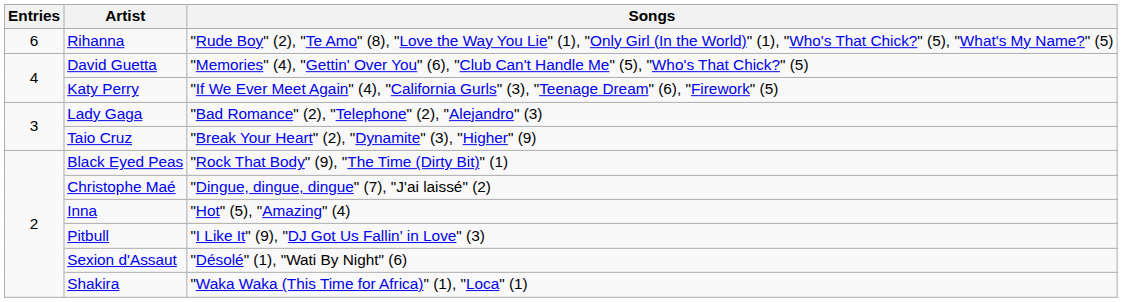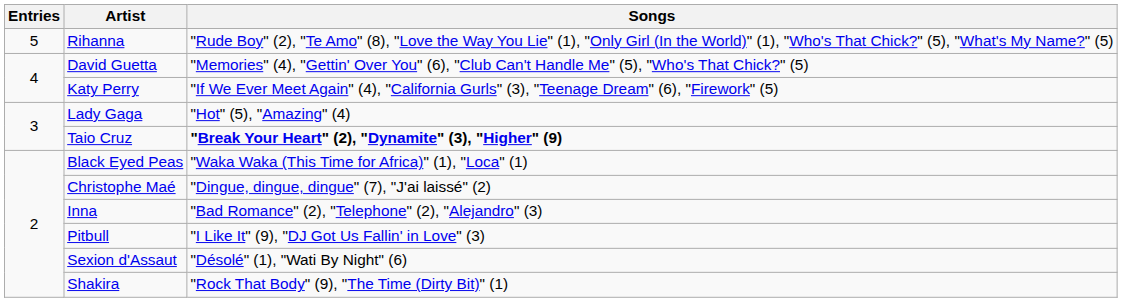(34, 41) 6 -> (34, 41) 5
(366, 114) "Bad Romance" (2), "Telephone" (2), "Alejandro" (3) -> (270, 114) "Hot" (5), "Amazing" (4)
(363, 138) normal -> (376, 138) bold
(349, 162) "Rock That Body" (9), "The Time (Dirty Bit)" (1) -> (359, 162) "Waka Waka (This Time for Africa)" (1), "Loca" (1)
(270, 211) "Hot" (5), "Amazing" (4) -> (366, 211) "Bad Romance" (2), "Telephone" (2), "Alejandro" (3)
(359, 284) "Waka Waka (This Time for Africa)" (1), "Loca" (1) -> (349, 284) "Rock That Body" (9), "The Time (Dirty Bit)" (1)
